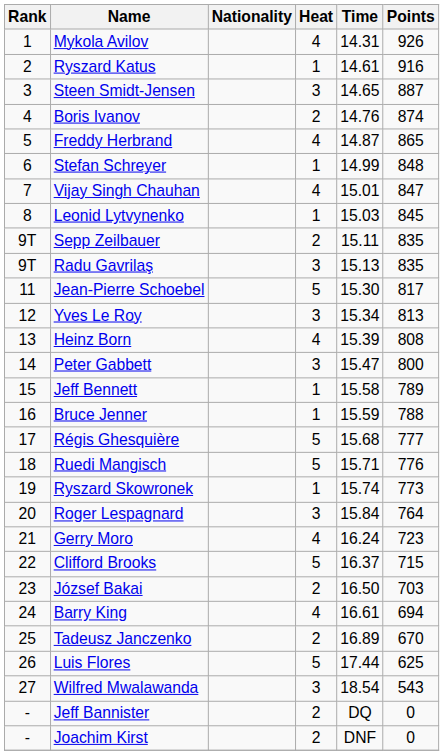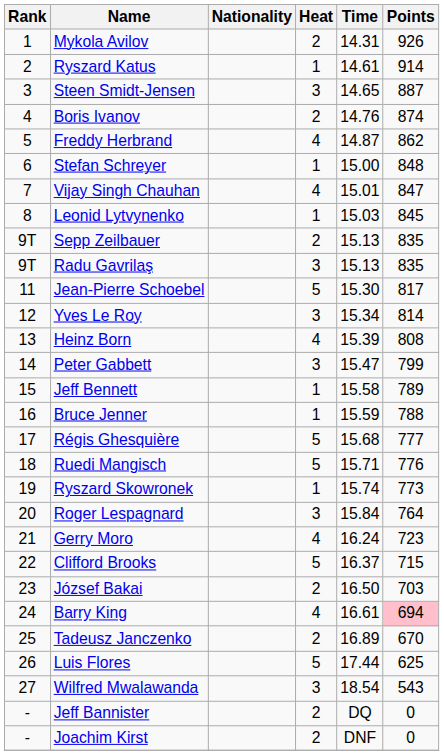(316, 41) 4 -> (316, 41) 2
(411, 66) 916 -> (411, 66) 914
(411, 141) 865 -> (411, 141) 862
(360, 166) 14.99 -> (360, 166) 15.00
(360, 240) 15.11 -> (360, 240) 15.13
(411, 315) 813 -> (411, 315) 814
(411, 365) 800 -> (411, 365) 799
(411, 613) no background -> (411, 613) pink background
